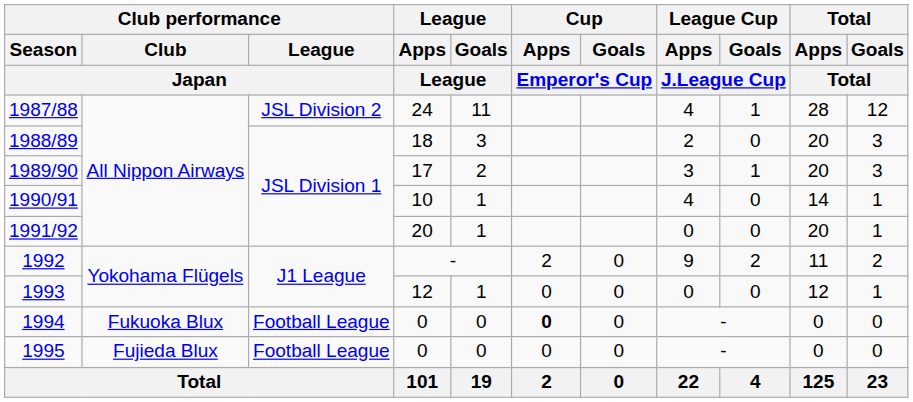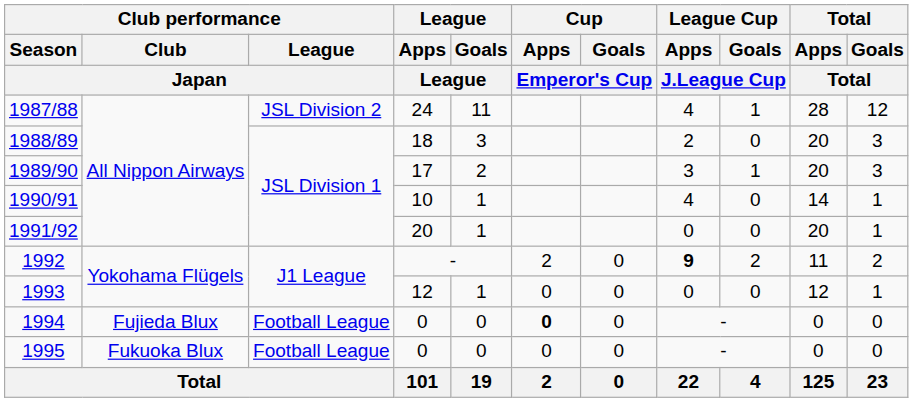(688, 261) normal -> (688, 261) bold
(165, 321) Fukuoka Blux -> (165, 321) Fujieda Blux
(165, 351) Fujieda Blux -> (165, 351) Fukuoka Blux
